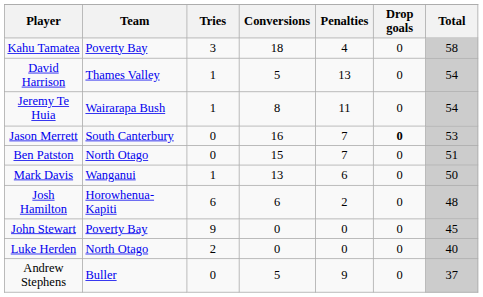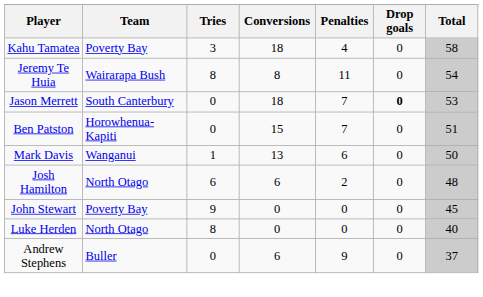- row: (43, 75)
(213, 108) 1 -> (213, 75) 8
(277, 135) 16 -> (277, 101) 18
(117, 155) North Otago -> (120, 128) Horowhenua-Kapiti
(120, 202) Horowhenua-Kapiti -> (117, 182) North Otago
(213, 248) 2 -> (213, 228) 8
(277, 275) 5 -> (277, 255) 6
